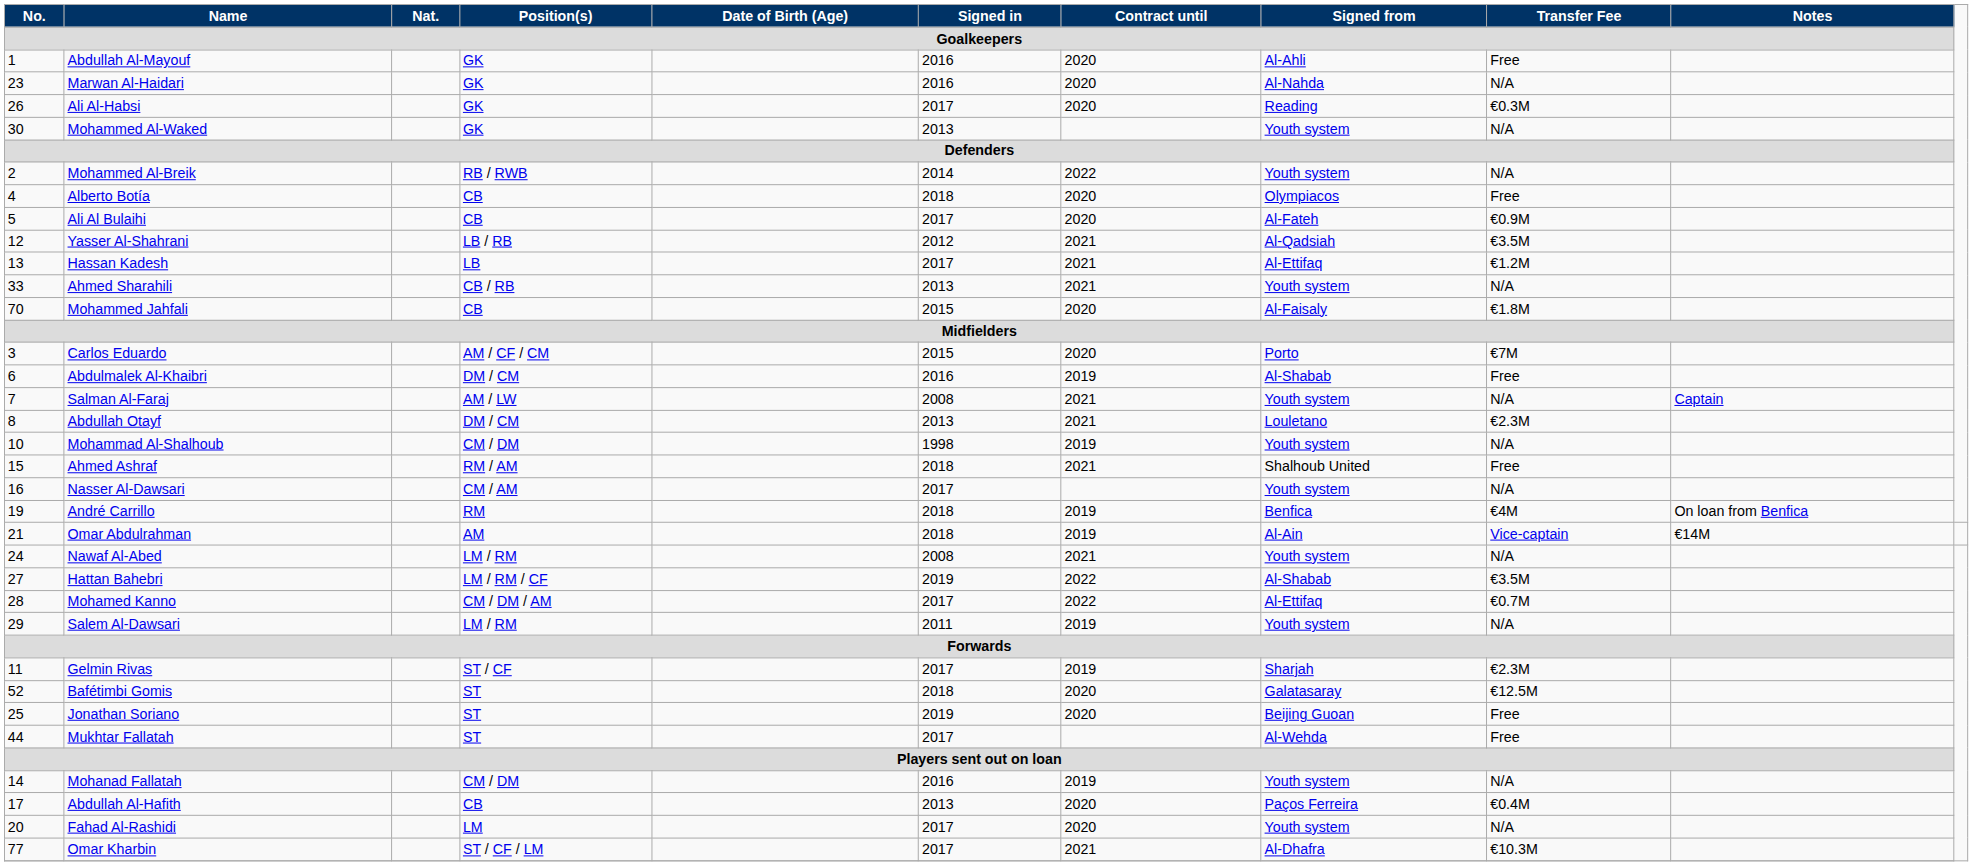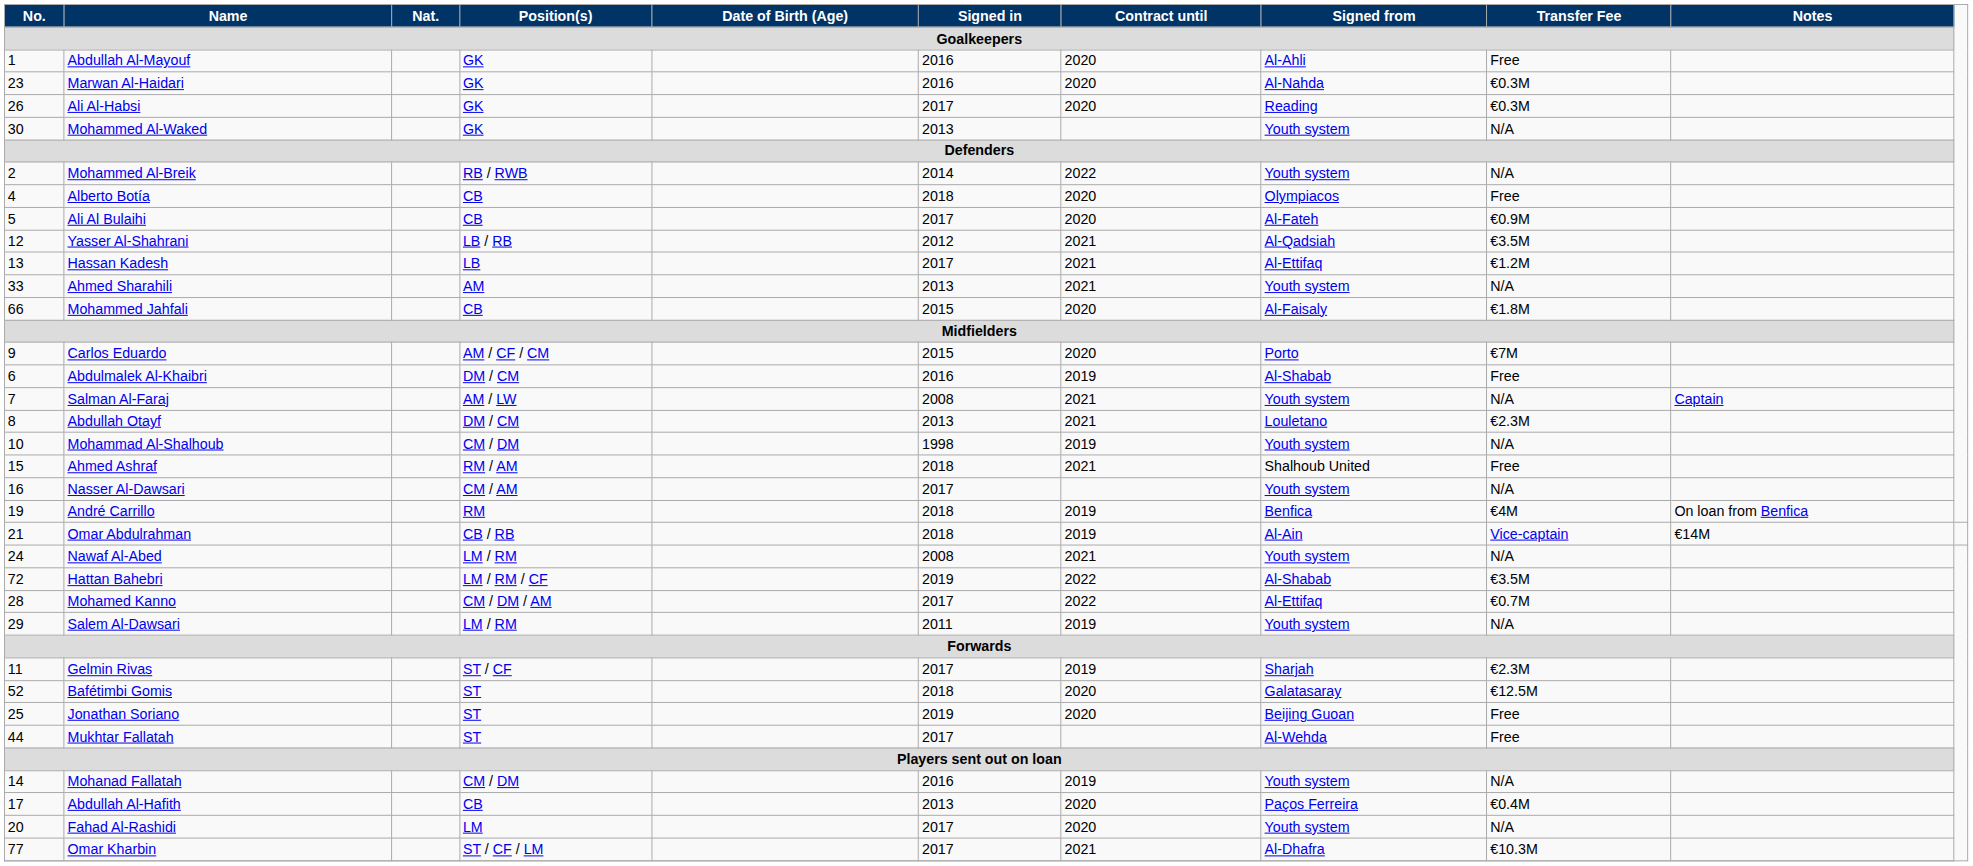(1502, 84) N/A -> (1510, 84) €0.3M
(489, 286) CB / RB -> (474, 286) AM
(16, 309) 70 -> (16, 309) 66
(12, 354) 3 -> (12, 354) 9
(474, 534) AM -> (489, 534) CB / RB
(16, 579) 27 -> (16, 579) 72
